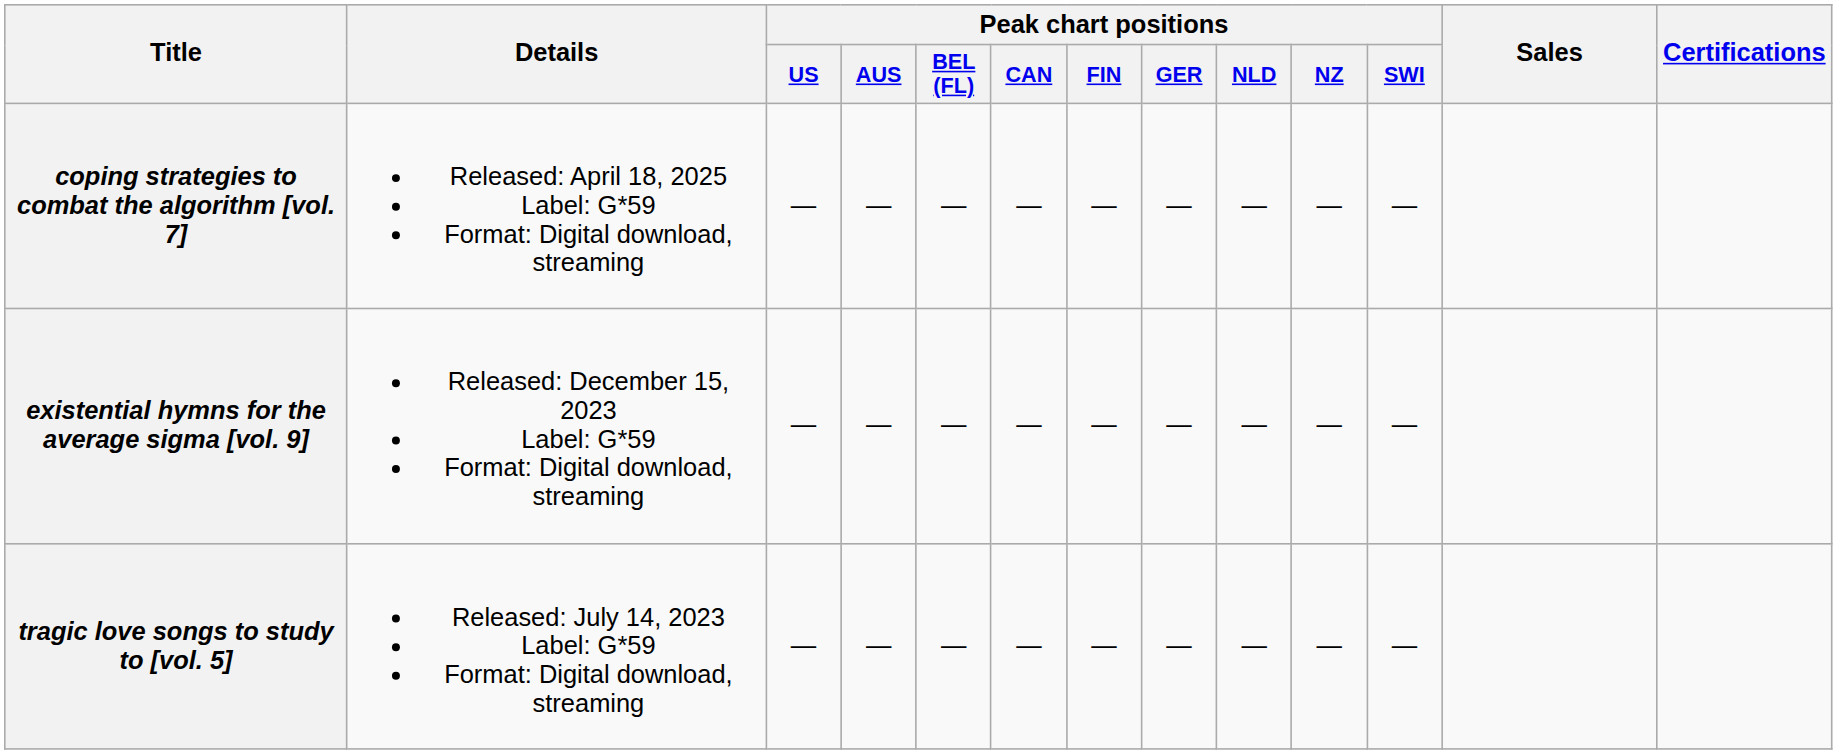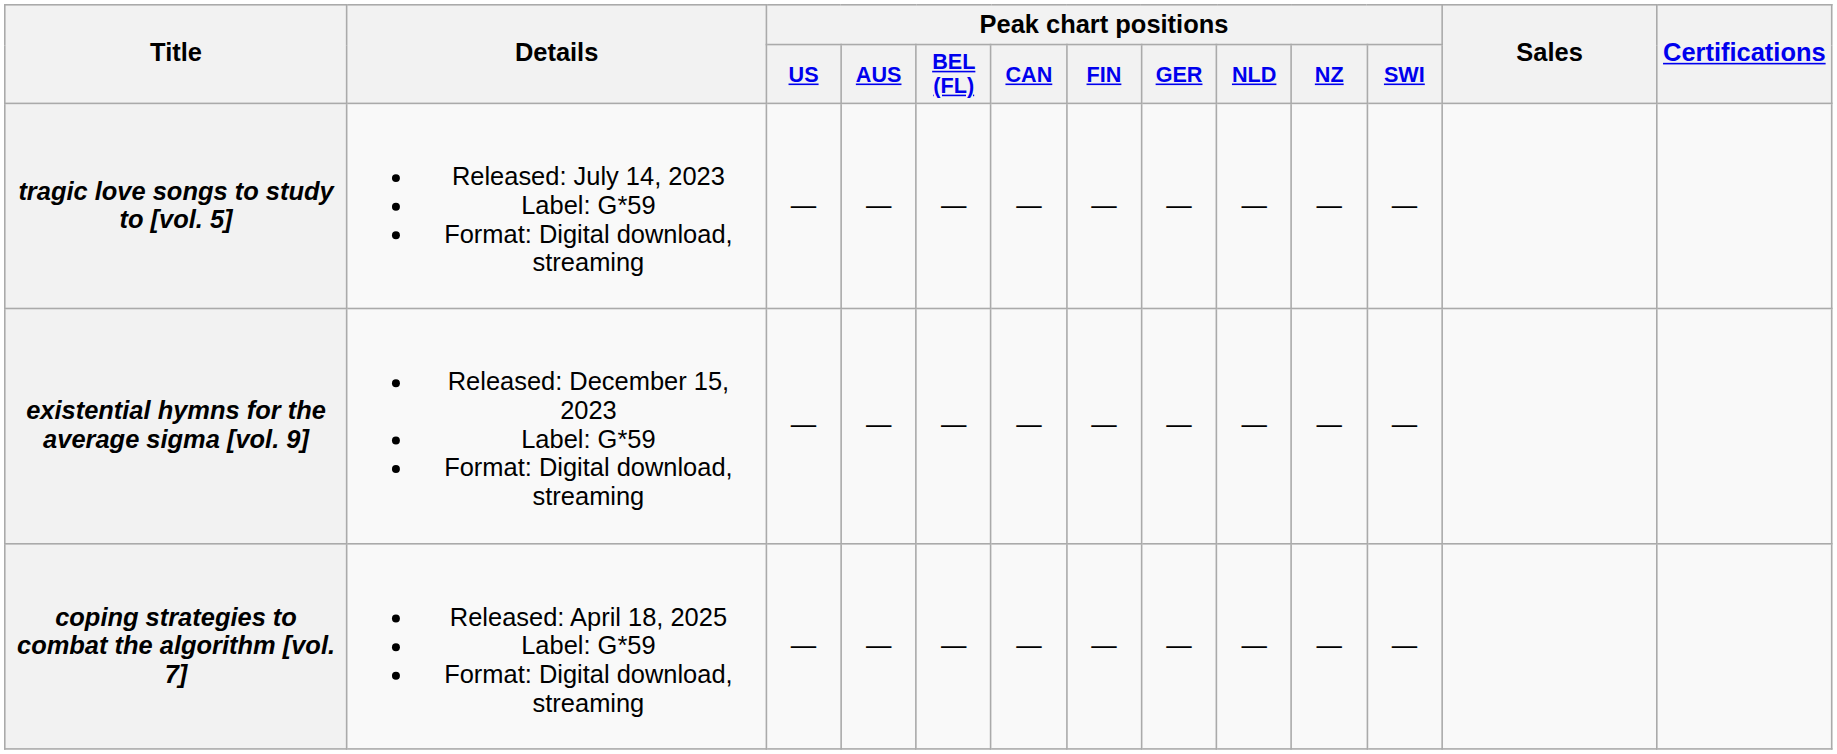rows swapped: (176, 645) <-> (176, 205)
